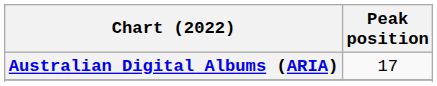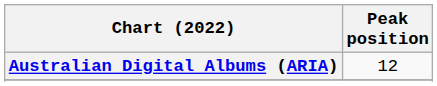(388, 66) 17 -> (388, 66) 12
